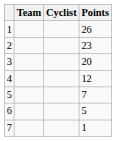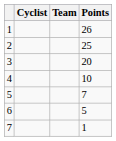columns swapped: (61, 12) <-> (29, 12)
(87, 45) 23 -> (87, 45) 25
(87, 78) 12 -> (87, 78) 10
